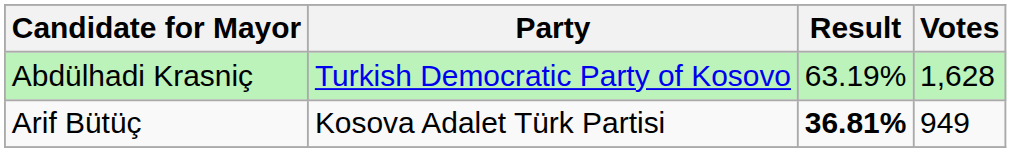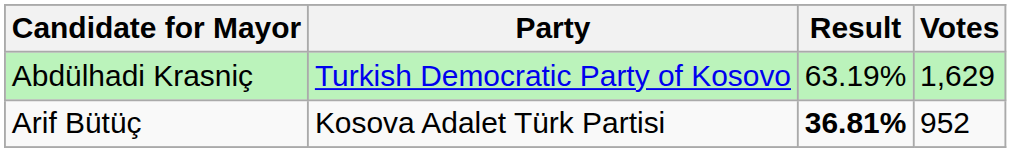(958, 75) 1,628 -> (958, 75) 1,629
(945, 123) 949 -> (945, 123) 952
